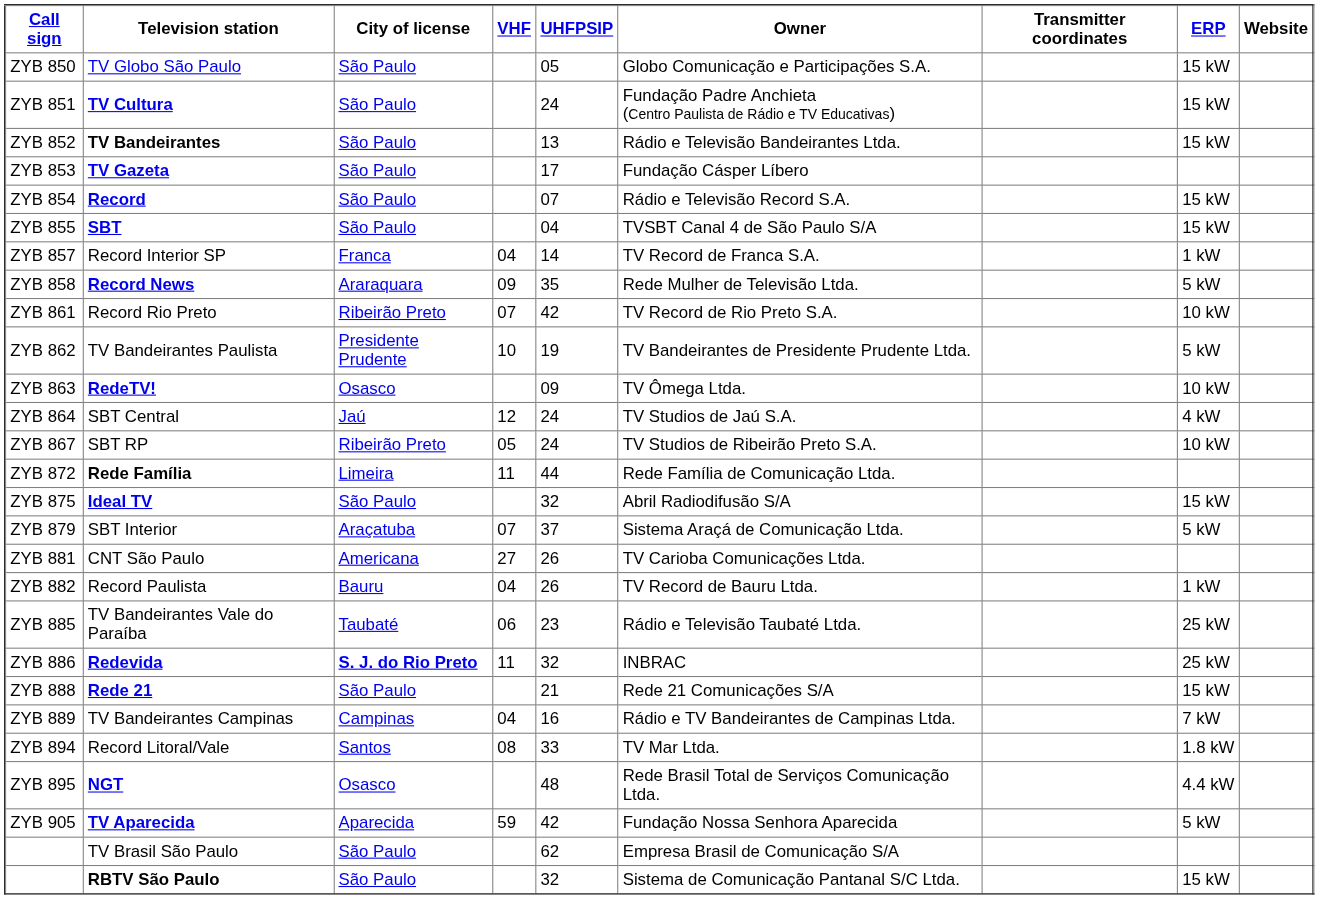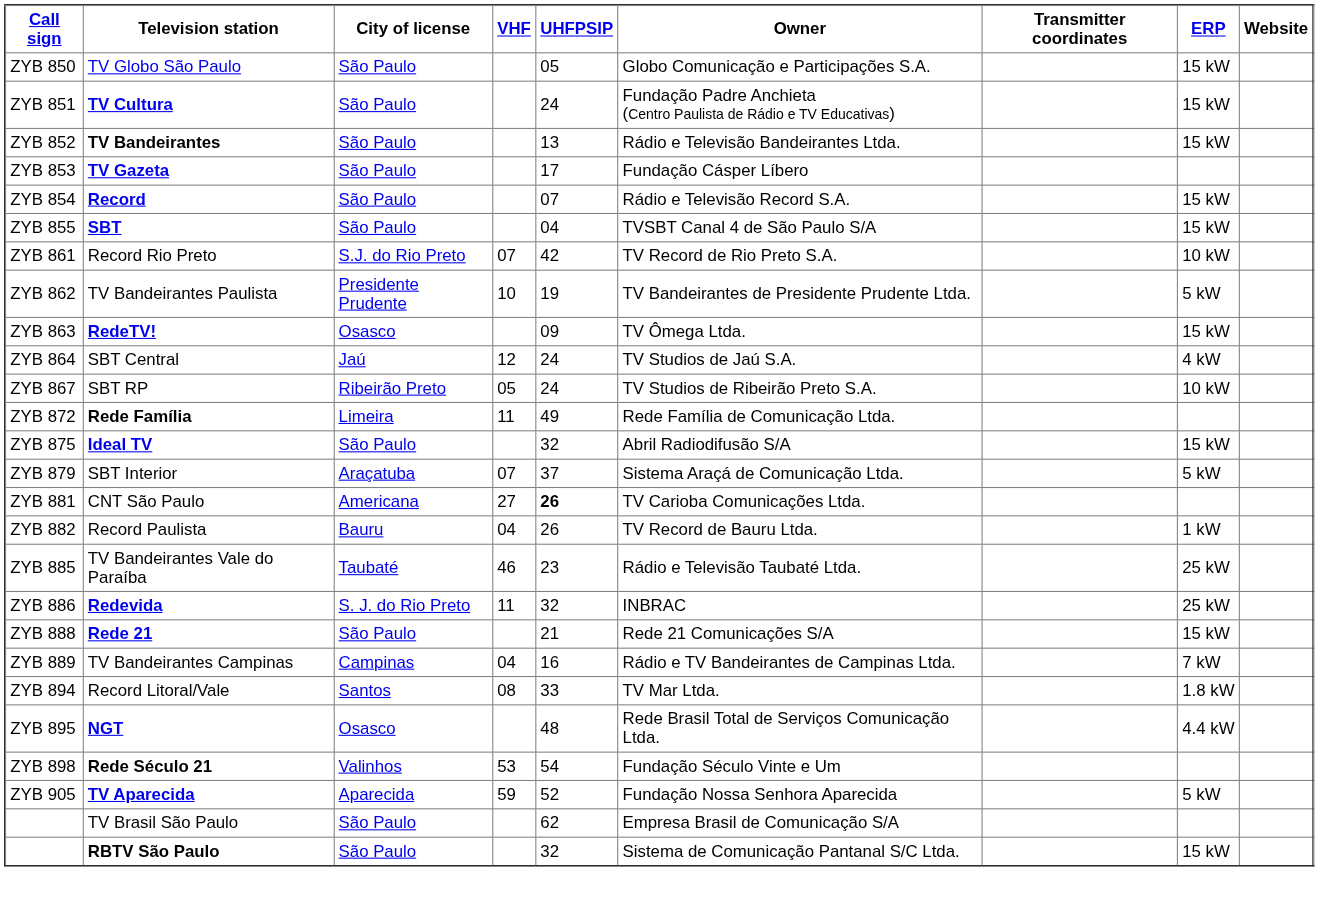- row: (157, 255)
- row: (141, 284)
(392, 312) Ribeirão Preto -> (402, 255) S.J. do Rio Preto
(1206, 388) 10 kW -> (1206, 331) 15 kW
(550, 473) 44 -> (550, 416) 49
(550, 558) normal -> (550, 501) bold
(507, 624) 06 -> (507, 567) 46
(408, 662) bold -> (404, 605) normal
+ row: (150, 766)
(550, 822) 42 -> (550, 794) 52
